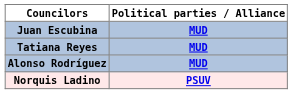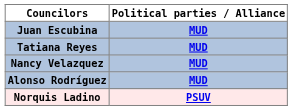+ row: (57, 63)
